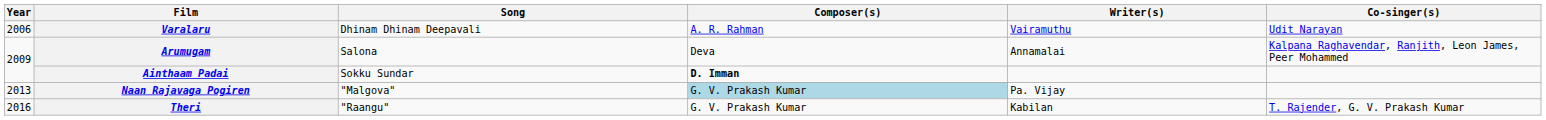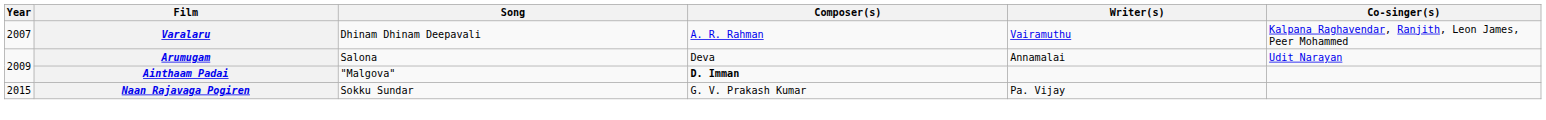(19, 29) 2006 -> (19, 35) 2007
(1306, 29) Udit Narayan -> (1394, 35) Kalpana Raghavendar, Ranjith, Leon James, Peer Mohammed
(1394, 52) Kalpana Raghavendar, Ranjith, Leon James, Peer Mohammed -> (1306, 57) Udit Narayan
(377, 74) Sokku Sundar -> (368, 74) "Malgova"
(19, 90) 2013 -> (19, 90) 2015
(368, 90) "Malgova" -> (377, 90) Sokku Sundar
(748, 90) lightblue background -> (748, 90) no background
- row: (186, 107)
